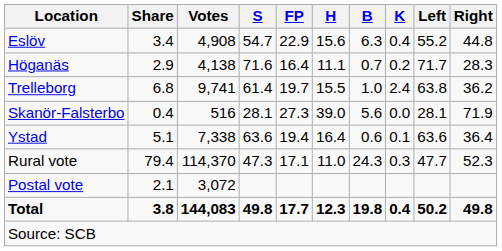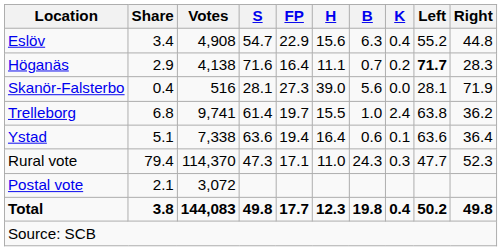(432, 64) normal -> (432, 64) bold
rows swapped: (66, 112) <-> (42, 88)
